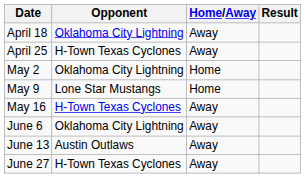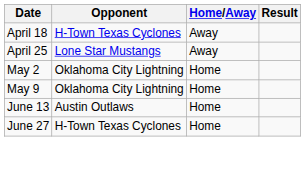(119, 32) Oklahoma City Lightning -> (118, 32) H-Town Texas Cyclones
(118, 51) H-Town Texas Cyclones -> (108, 51) Lone Star Mustangs
(108, 88) Lone Star Mustangs -> (119, 88) Oklahoma City Lightning
- row: (27, 107)
- row: (25, 126)
(204, 145) Away -> (205, 107) Home
(204, 164) Away -> (205, 126) Home
